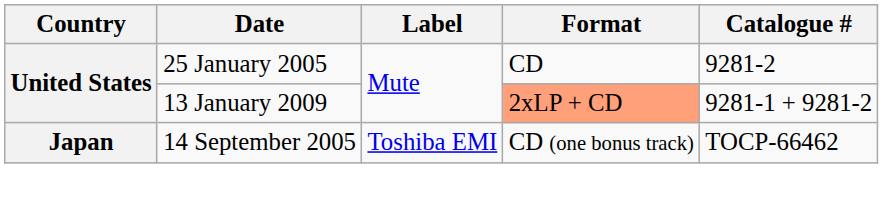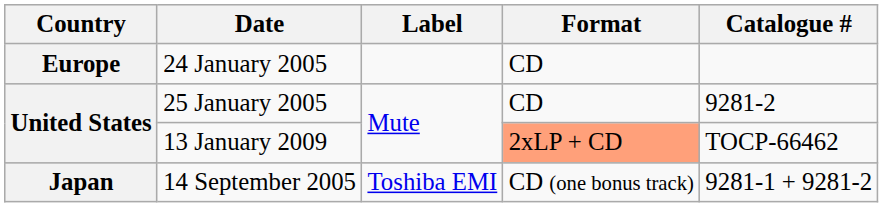+ row: (245, 63)
(789, 102) 9281-1 + 9281-2 -> (772, 142) TOCP-66462
(772, 142) TOCP-66462 -> (789, 181) 9281-1 + 9281-2
